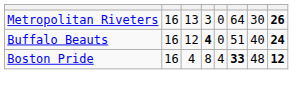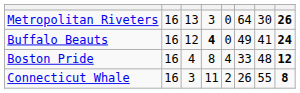(237, 39) 51 -> (245, 39) 49
(258, 39) 40 -> (265, 39) 41
(237, 59) bold -> (245, 59) normal
+ row: (69, 78)
